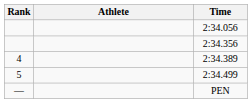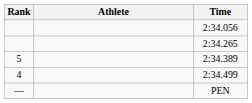+ row: (220, 43)
- row: (220, 43)
(19, 59) 4 -> (19, 59) 5
(19, 75) 5 -> (19, 75) 4
